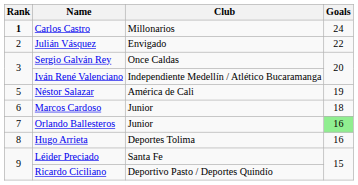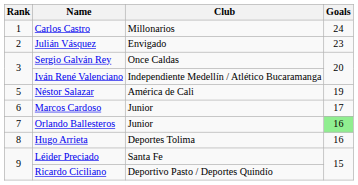(18, 28) bold -> (18, 28) normal
(338, 44) 22 -> (338, 44) 23
(338, 108) 18 -> (338, 108) 17
